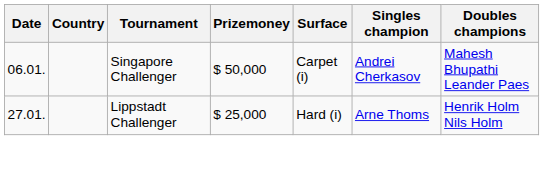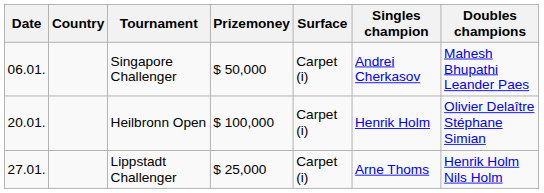+ row: (158, 122)
(319, 114) Hard (i) -> (317, 168) Carpet (i)
